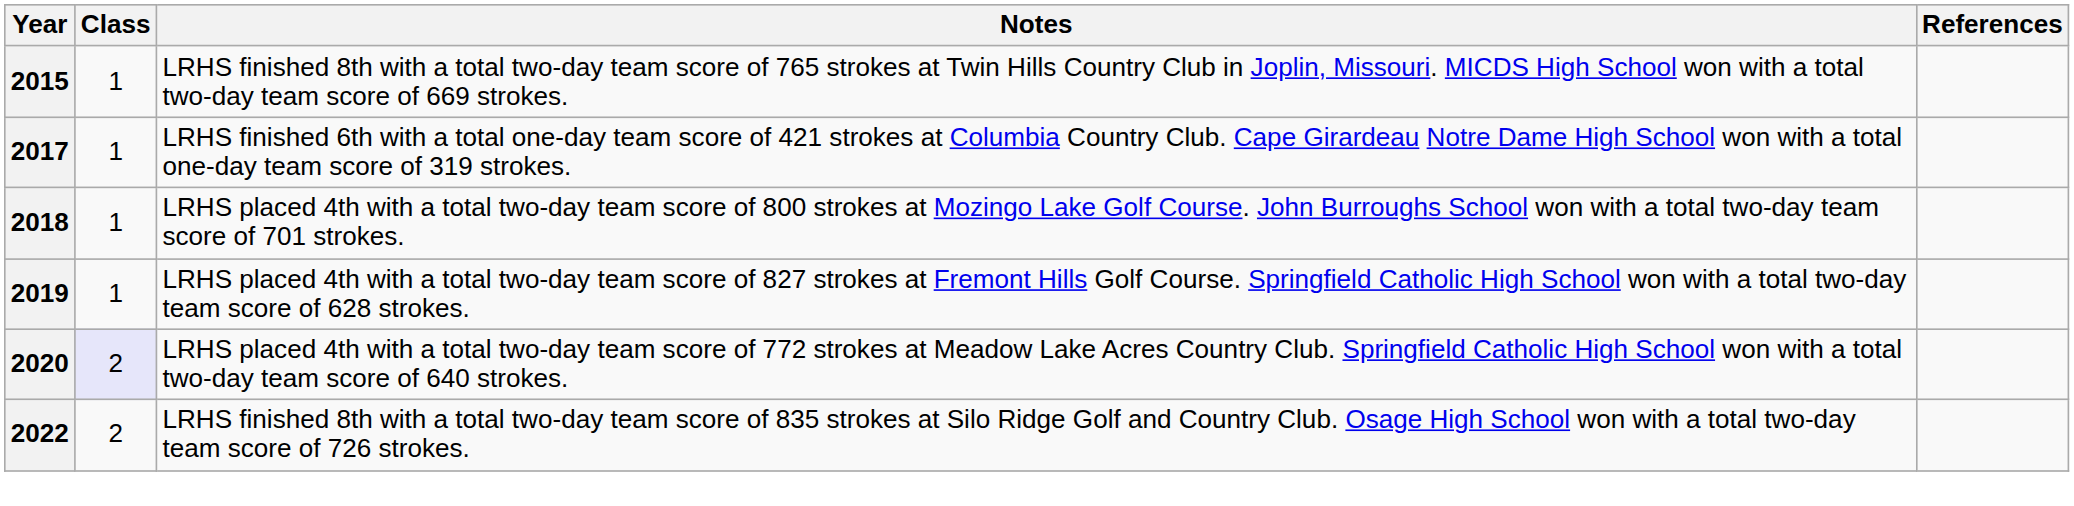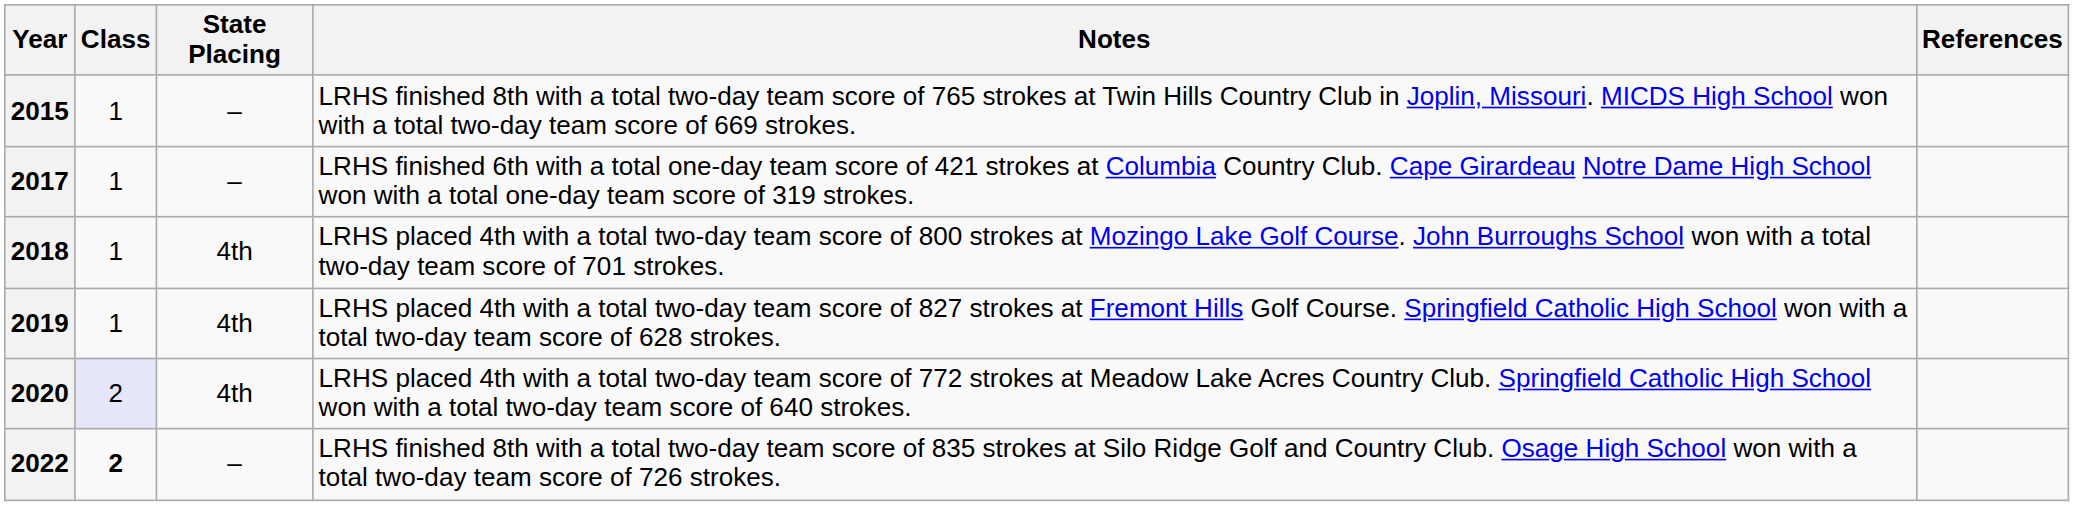+ column: (235, 39)
(116, 434) normal -> (116, 464) bold
